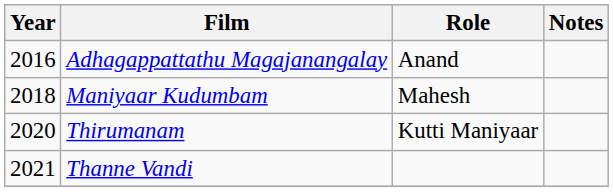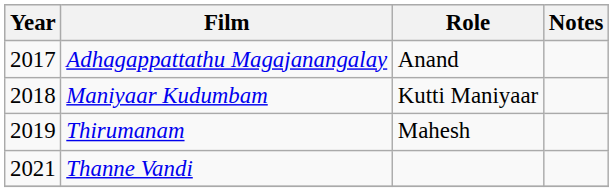(33, 58) 2016 -> (33, 58) 2017
(434, 95) Mahesh -> (468, 95) Kutti Maniyaar
(33, 131) 2020 -> (33, 131) 2019
(468, 131) Kutti Maniyaar -> (434, 131) Mahesh
